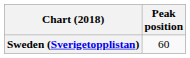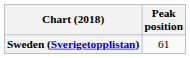(164, 44) 60 -> (164, 44) 61
